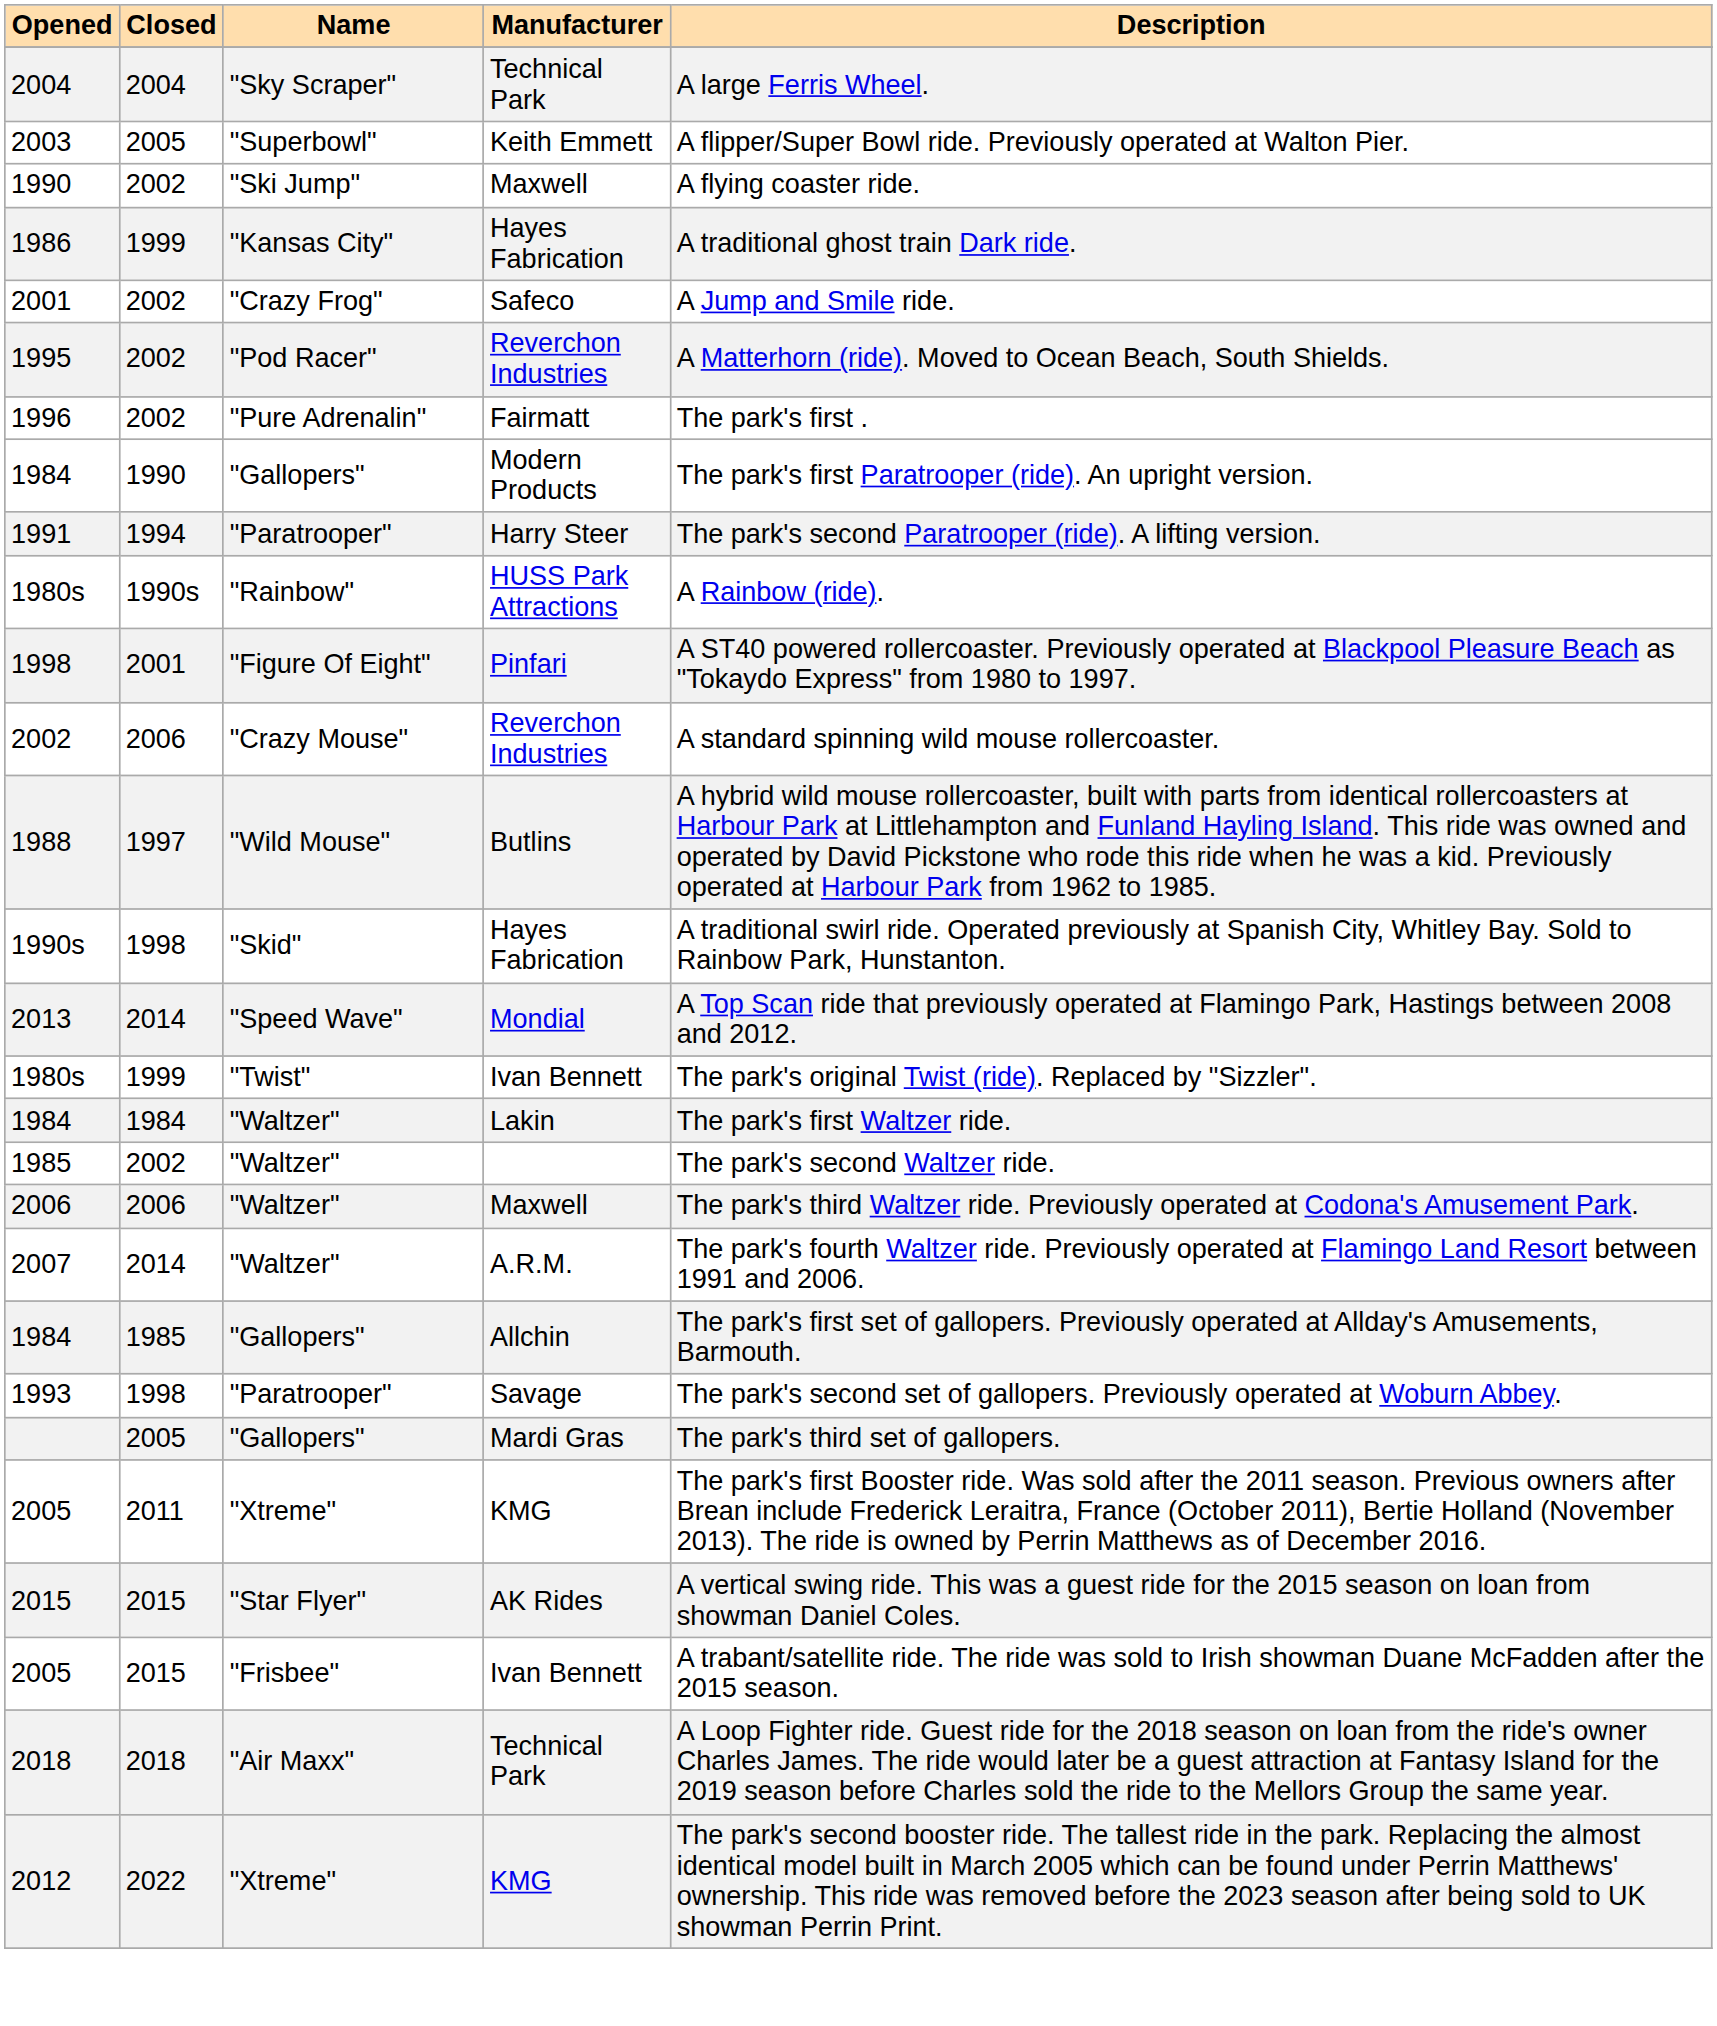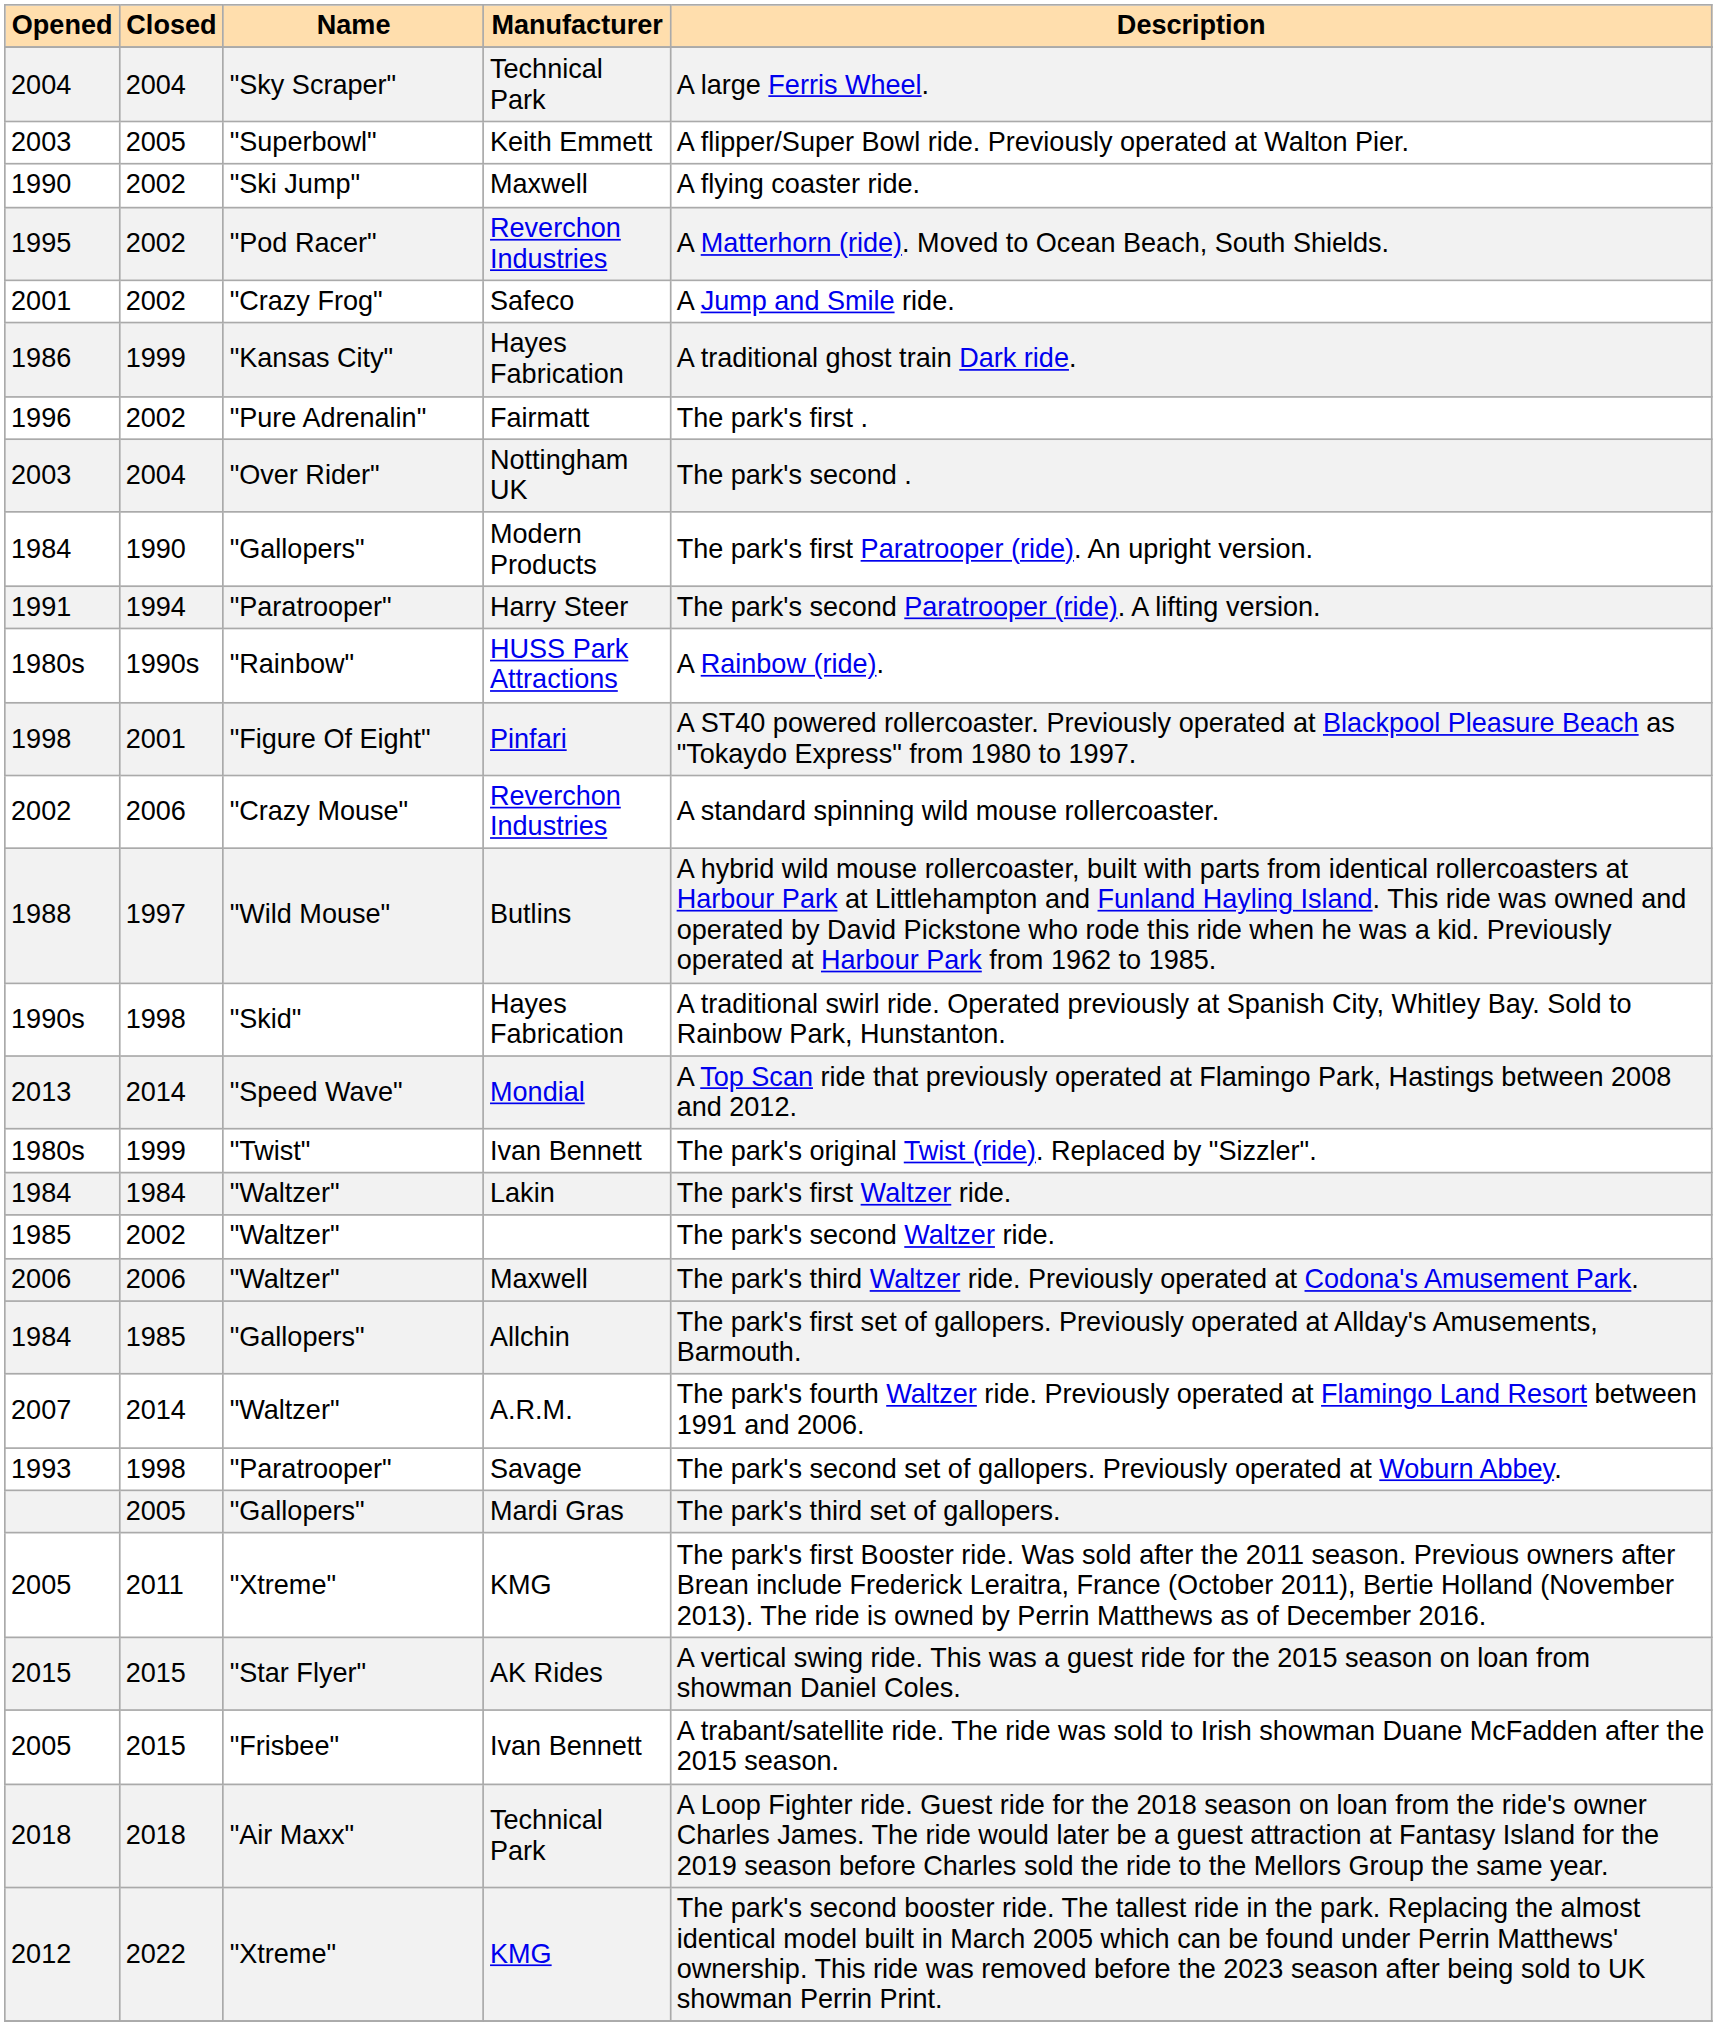rows swapped: (41, 243) <-> (41, 359)
+ row: (41, 475)
rows swapped: (41, 1263) <-> (41, 1337)
